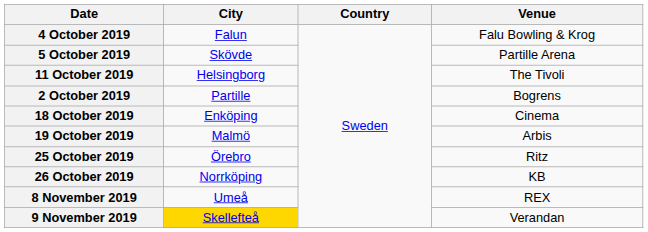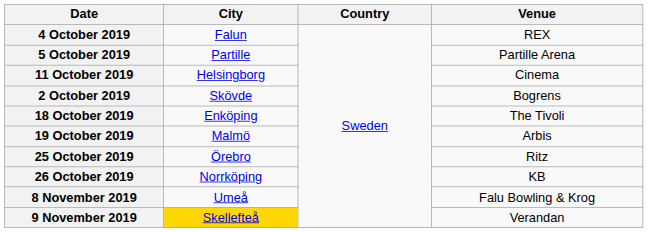(537, 34) Falu Bowling & Krog -> (537, 34) REX
(231, 55) Skövde -> (231, 55) Partille
(537, 75) The Tivoli -> (537, 75) Cinema
(231, 95) Partille -> (231, 95) Skövde
(537, 116) Cinema -> (537, 116) The Tivoli
(537, 197) REX -> (537, 197) Falu Bowling & Krog
